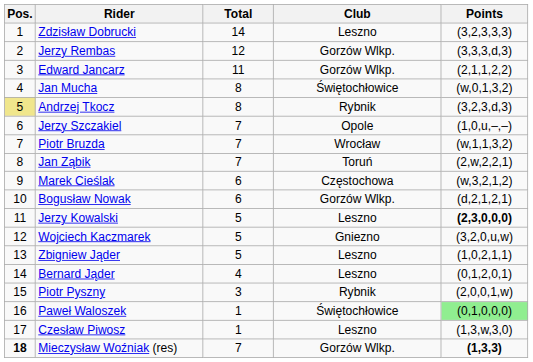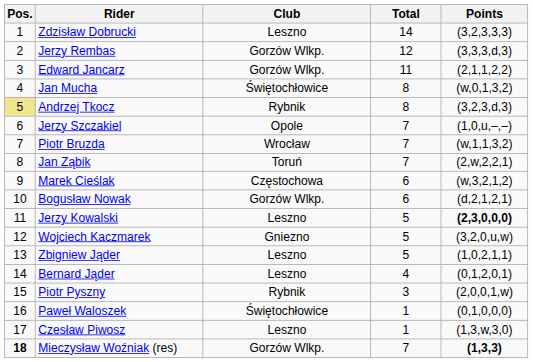columns swapped: (357, 14) <-> (238, 14)
(484, 311) lightgreen background -> (484, 311) no background
